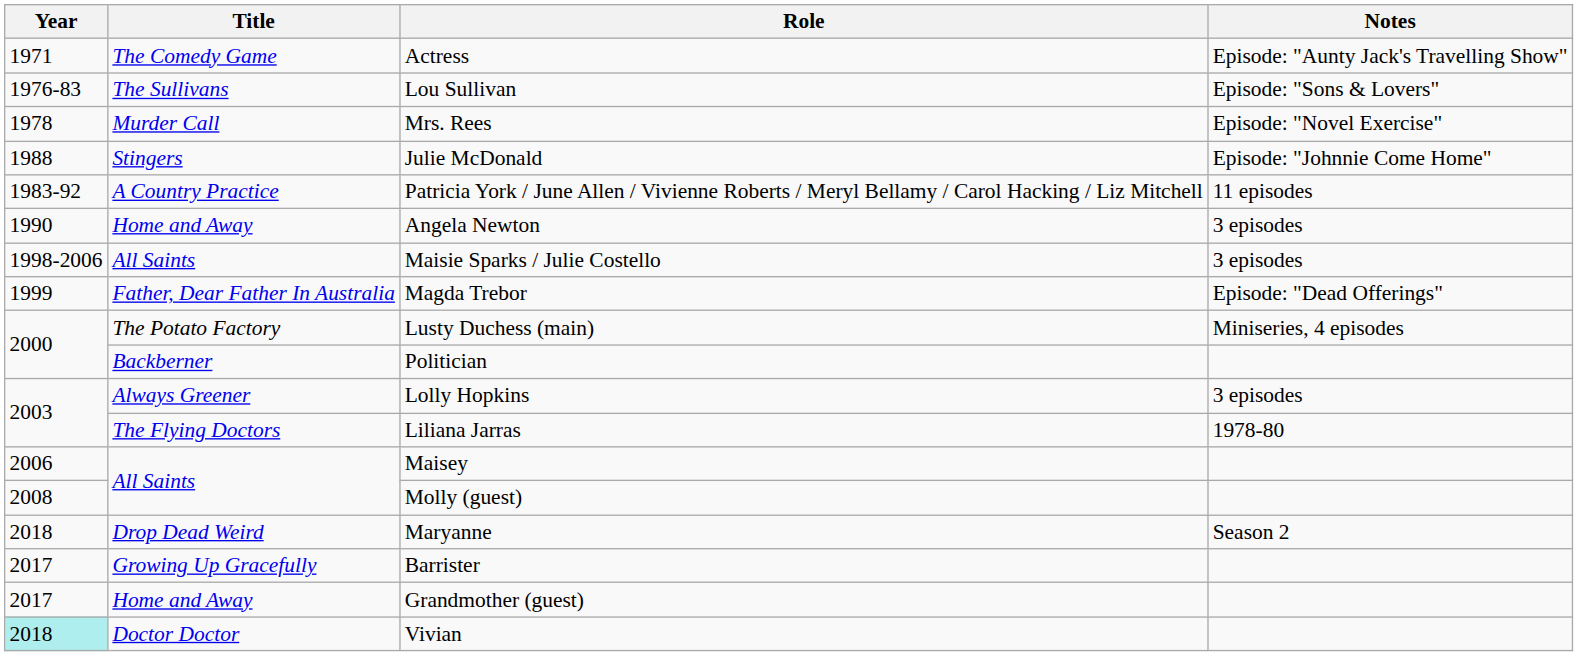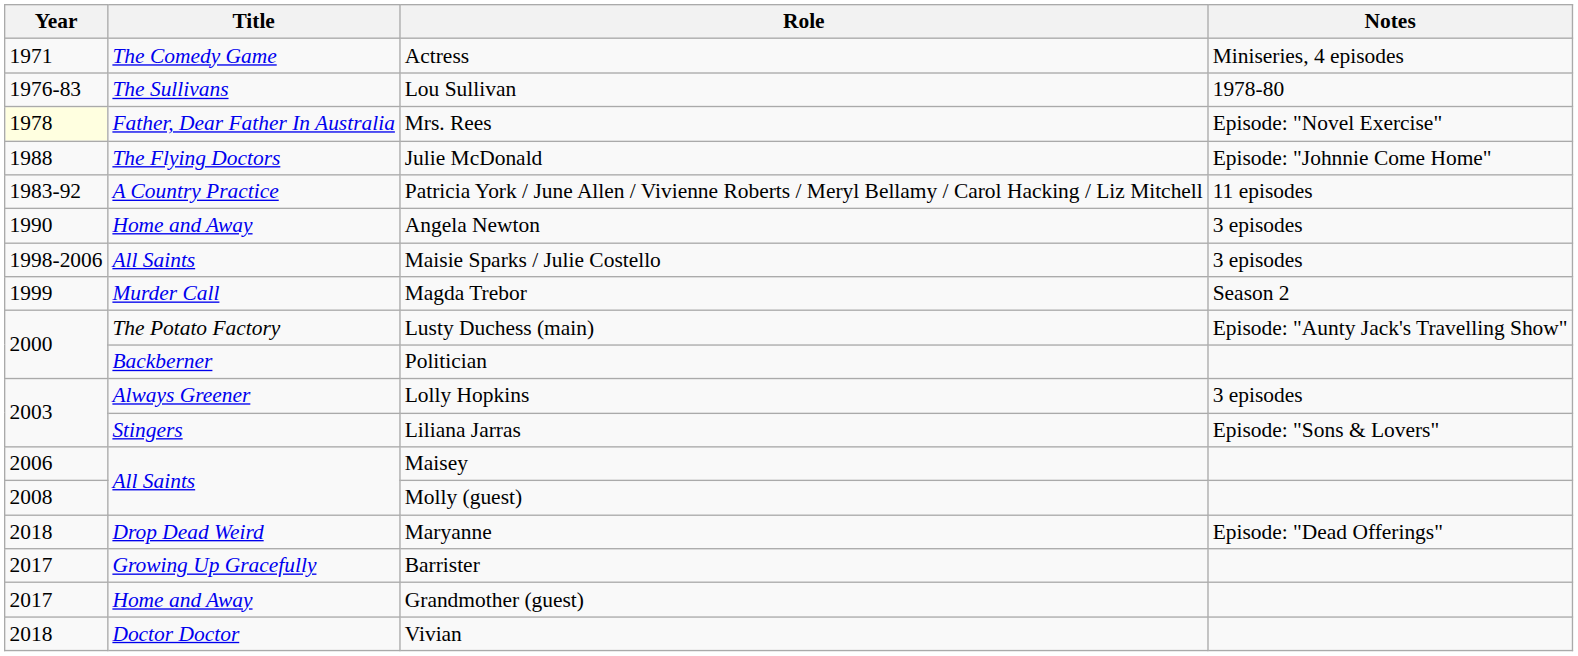(1390, 55) Episode: "Aunty Jack's Travelling Show" -> (1308, 55) Miniseries, 4 episodes
(1326, 89) Episode: "Sons & Lovers" -> (1248, 89) 1978-80
(31, 123) no background -> (31, 123) lightyellow background
(166, 123) Murder Call -> (254, 123) Father, Dear Father In Australia
(148, 157) Stingers -> (196, 157) The Flying Doctors
(254, 293) Father, Dear Father In Australia -> (166, 293) Murder Call
(1328, 293) Episode: "Dead Offerings" -> (1251, 293) Season 2
(1308, 327) Miniseries, 4 episodes -> (1390, 327) Episode: "Aunty Jack's Travelling Show"
(196, 429) The Flying Doctors -> (148, 429) Stingers
(1248, 429) 1978-80 -> (1326, 429) Episode: "Sons & Lovers"
(1251, 531) Season 2 -> (1328, 531) Episode: "Dead Offerings"
(31, 633) paleturquoise background -> (31, 633) no background
